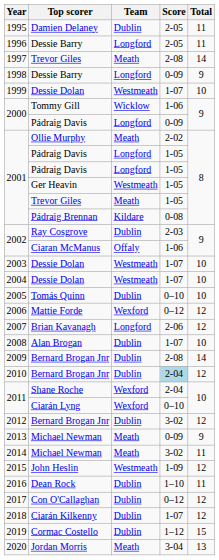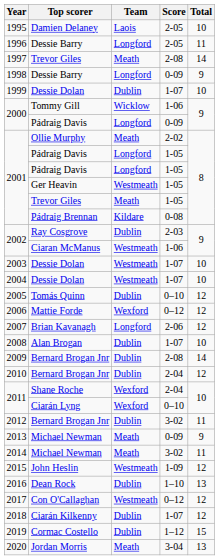(128, 28) Dublin -> (125, 28) Laois
(201, 28) 11 -> (201, 28) 10
(136, 91) Westmeath -> (128, 91) Dublin
(127, 248) Offaly -> (136, 248) Westmeath
(201, 295) 10 -> (201, 295) 12
(174, 374) lightblue background -> (174, 374) no background
(201, 421) 12 -> (201, 421) 11
(201, 484) 11 -> (201, 484) 13
(128, 500) Dublin -> (136, 500) Westmeath
